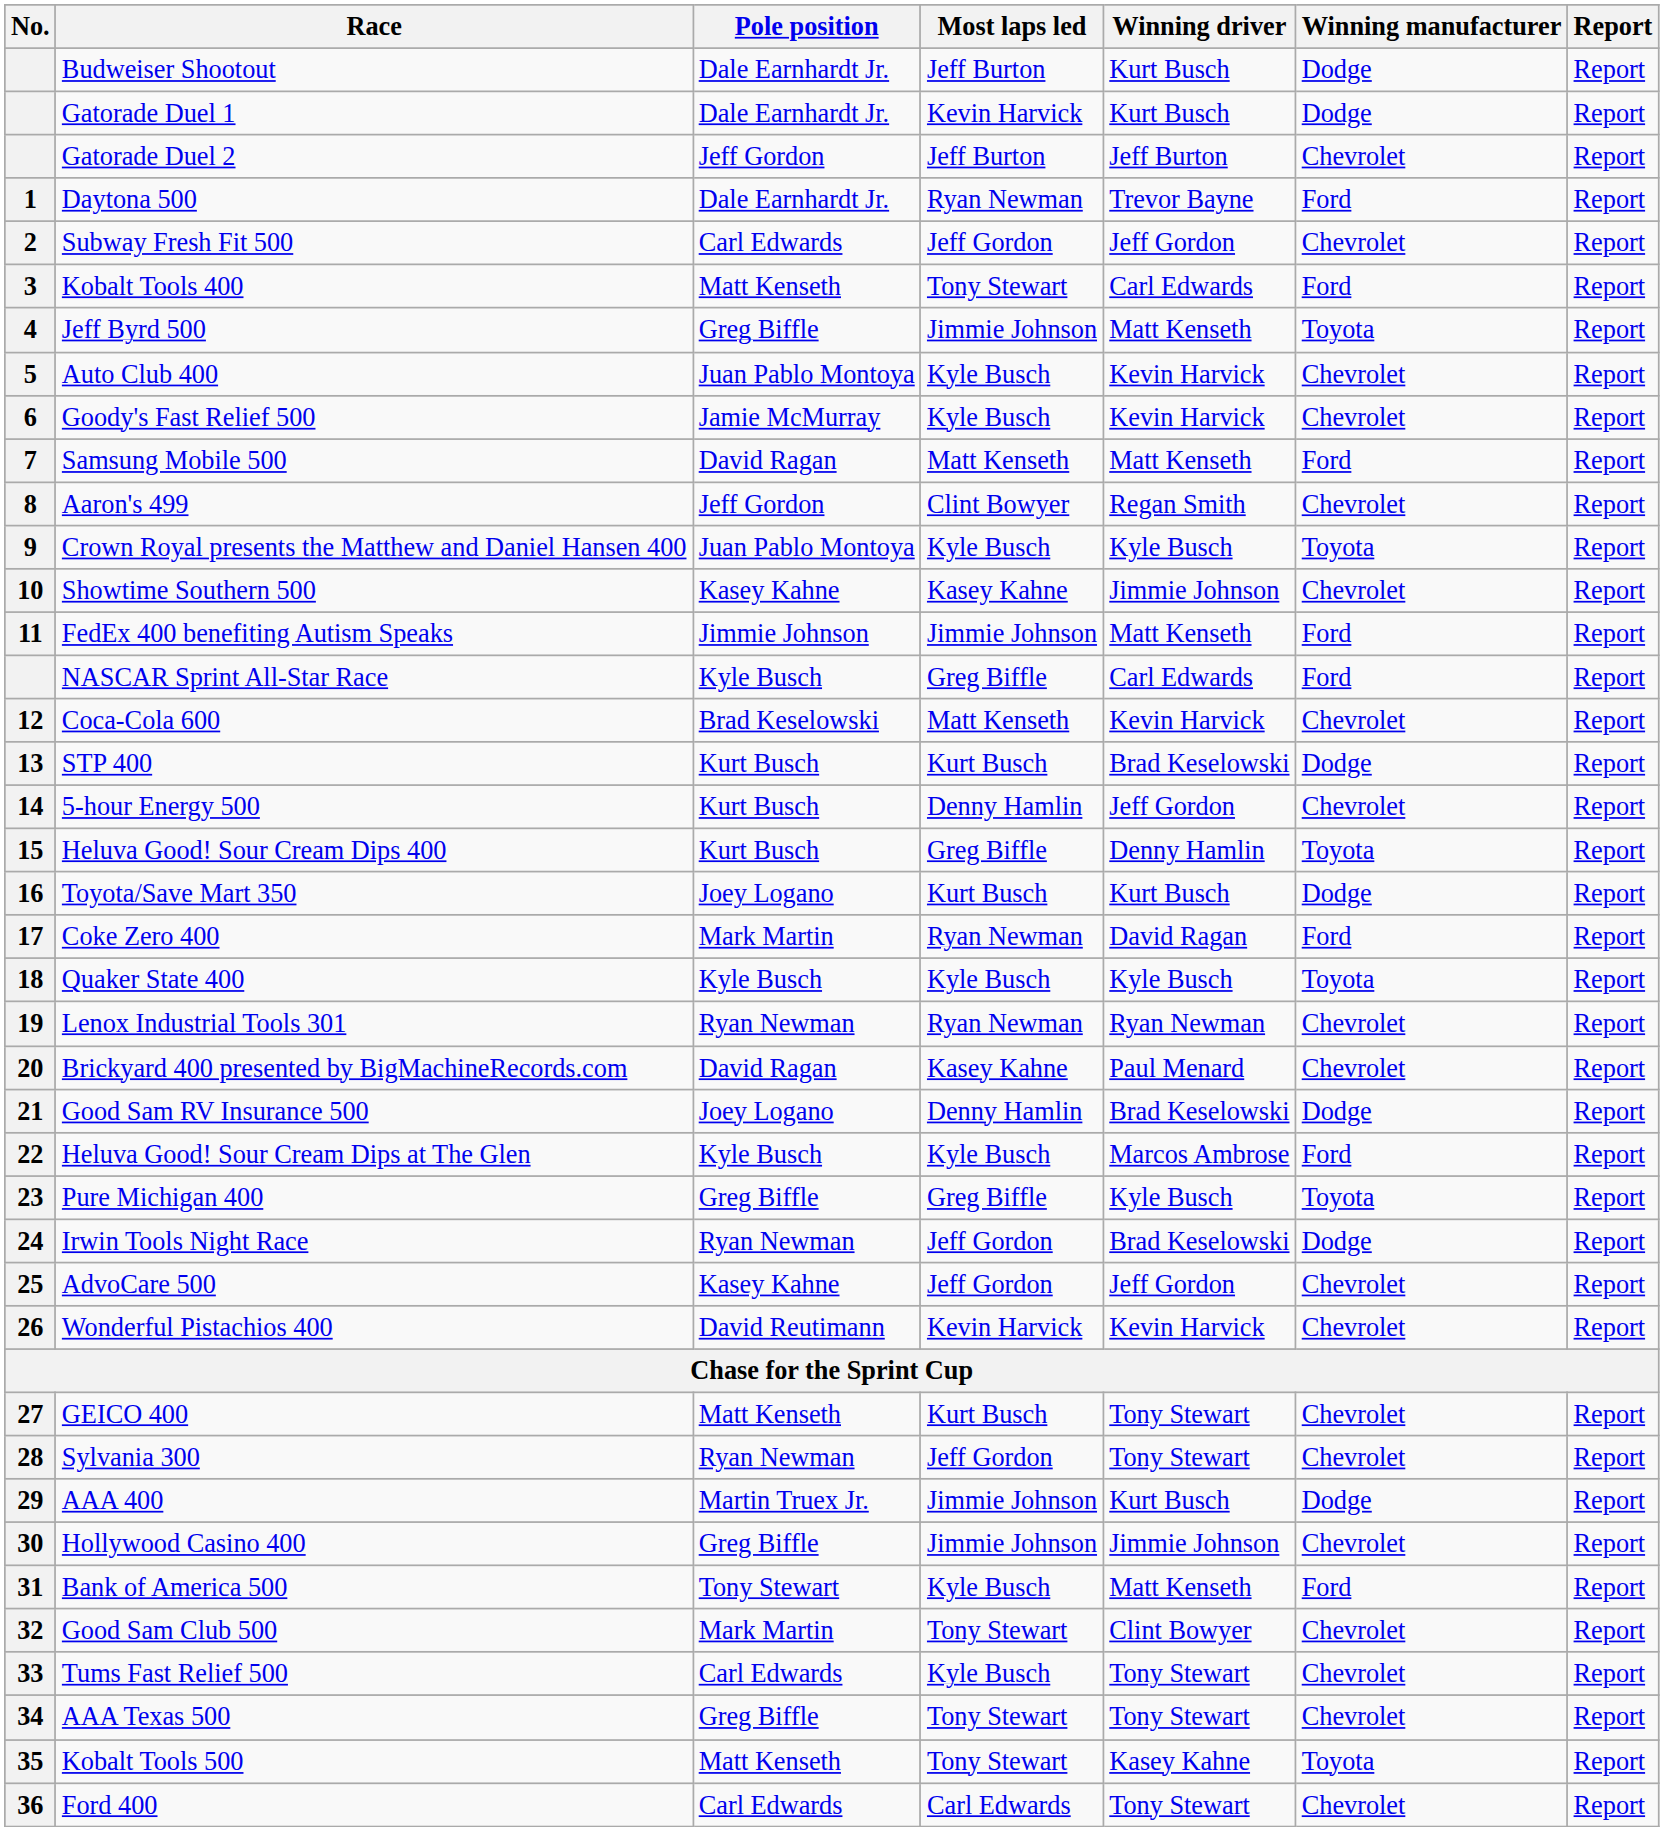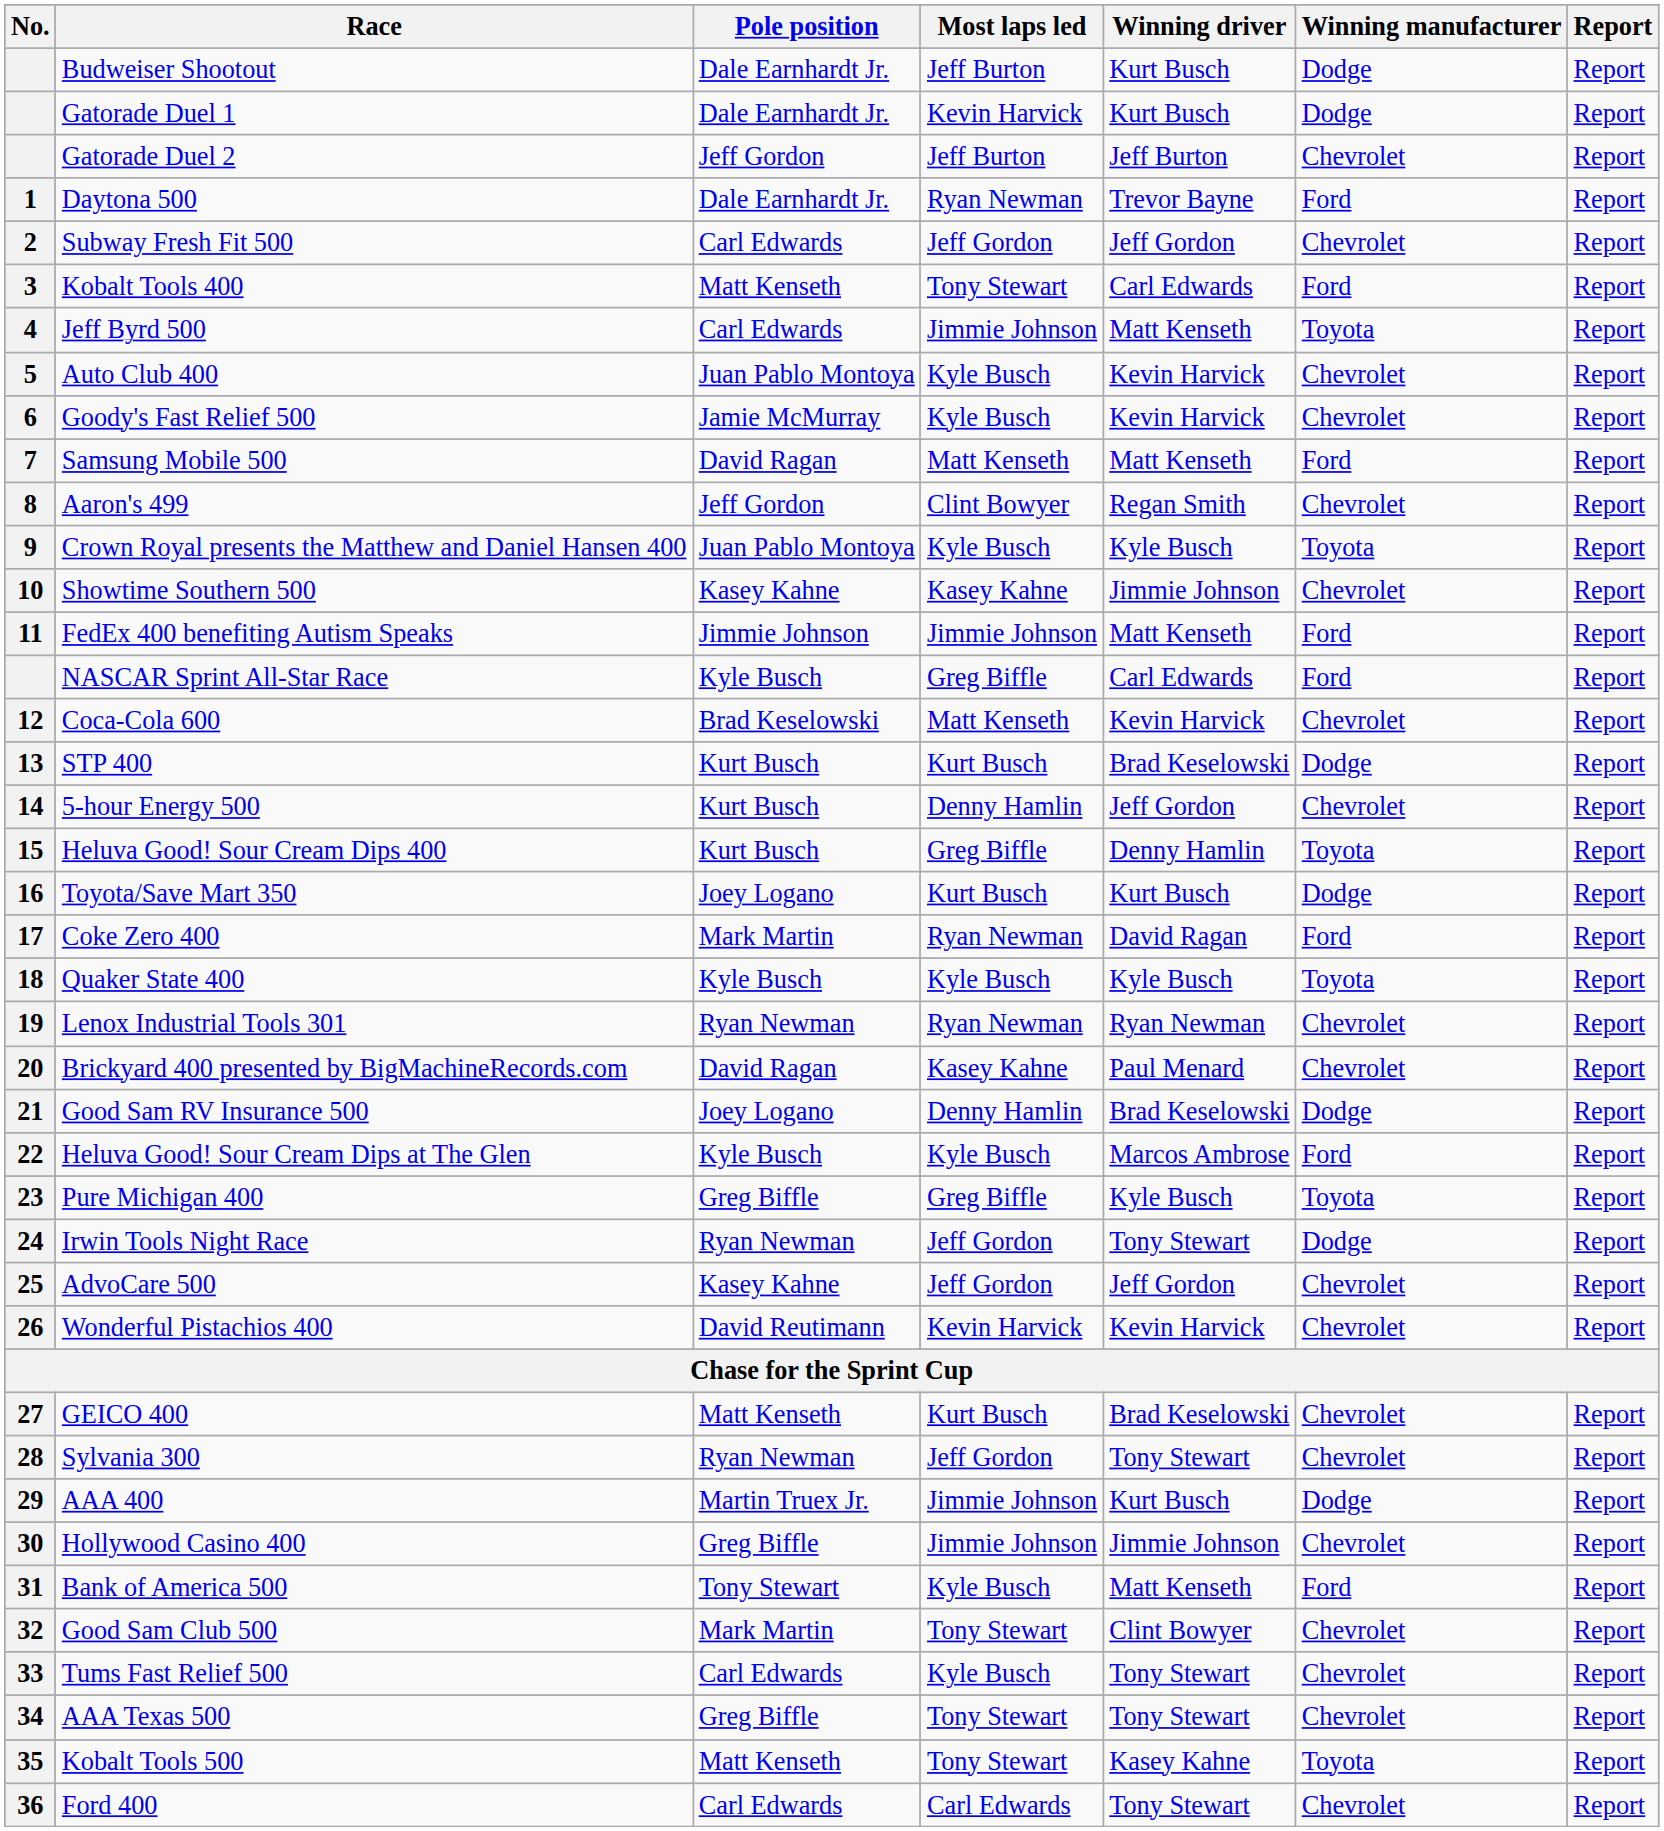(759, 329) Greg Biffle -> (771, 329) Carl Edwards
(1199, 1240) Brad Keselowski -> (1179, 1240) Tony Stewart
(1179, 1413) Tony Stewart -> (1199, 1413) Brad Keselowski
